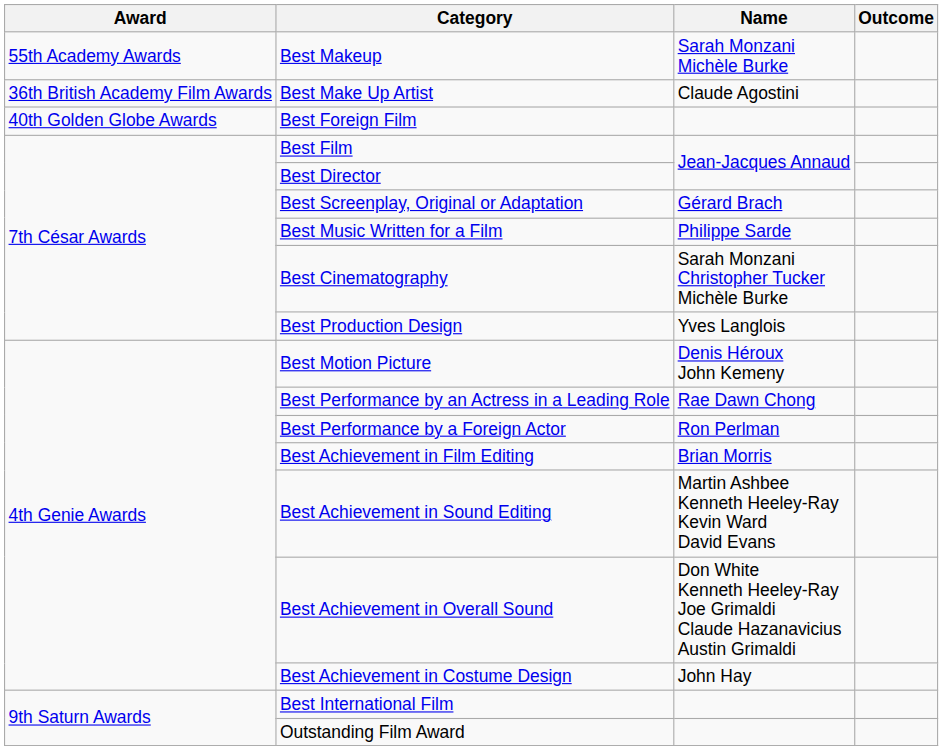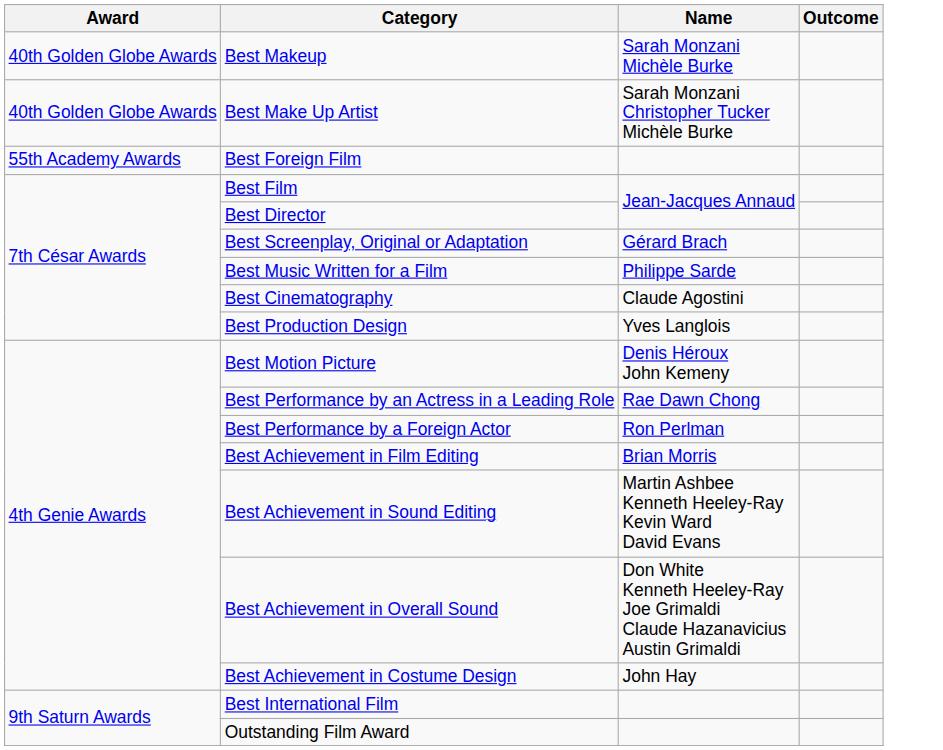(95, 55) 55th Academy Awards -> (113, 55) 40th Golden Globe Awards
(140, 93) 36th British Academy Film Awards -> (113, 112) 40th Golden Globe Awards
(738, 93) Claude Agostini -> (696, 112) Sarah Monzani Christopher Tucker Michèle Burke
(113, 120) 40th Golden Globe Awards -> (95, 160) 55th Academy Awards
(751, 278) Sarah Monzani Christopher Tucker Michèle Burke -> (683, 298) Claude Agostini
